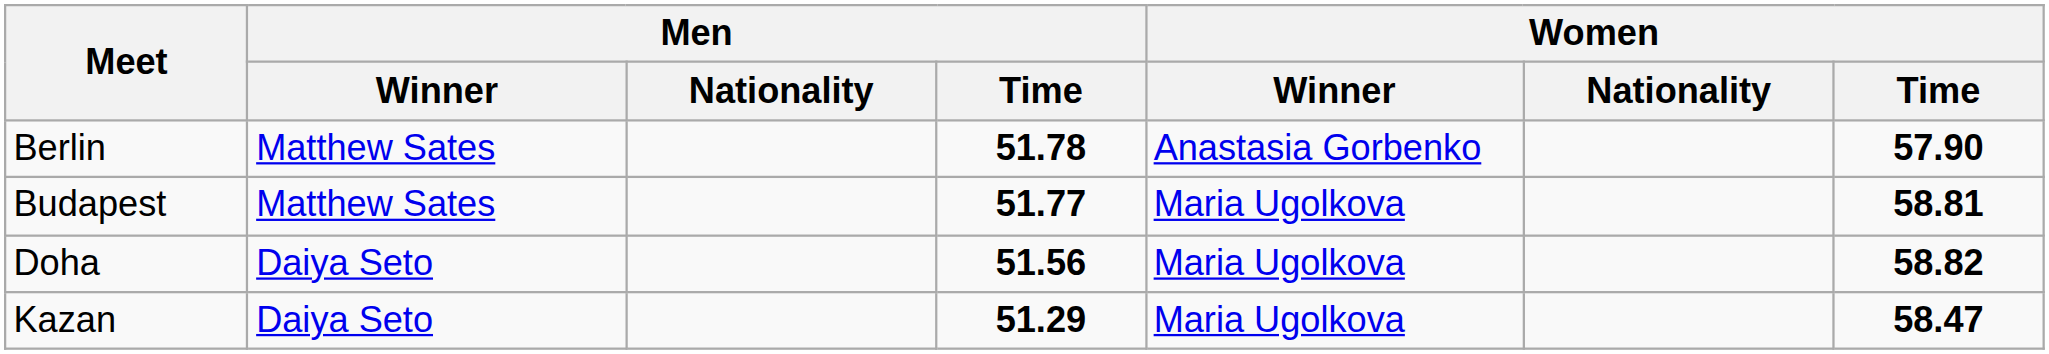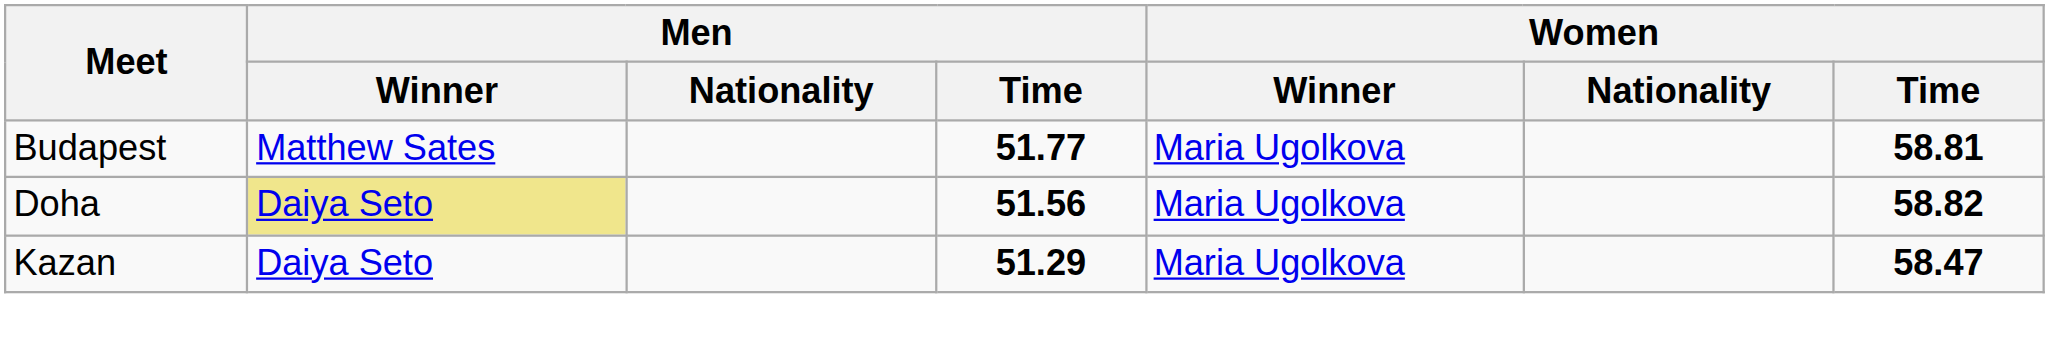- row: (60, 147)
(345, 262) no background -> (345, 205) khaki background
